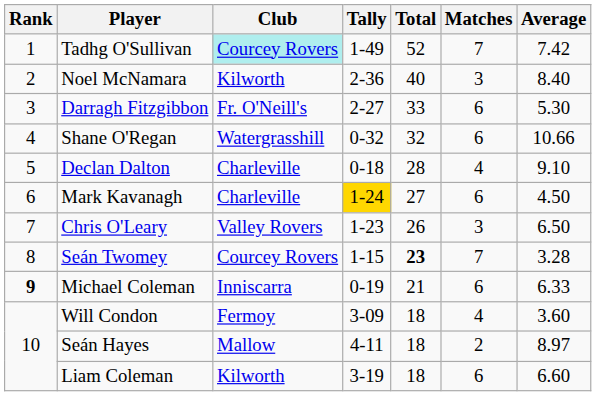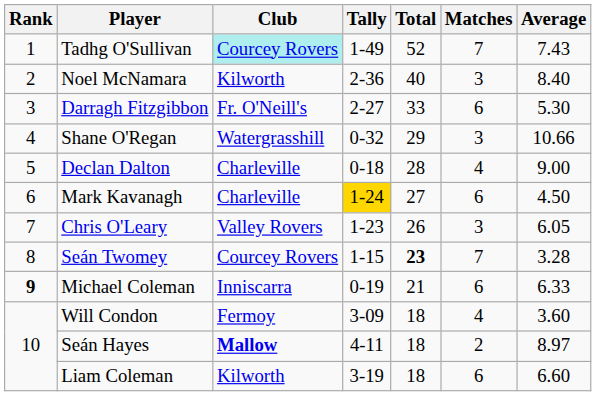(554, 49) 7.42 -> (554, 49) 7.43
(416, 138) 32 -> (416, 138) 29
(479, 138) 6 -> (479, 138) 3
(554, 167) 9.10 -> (554, 167) 9.00
(554, 227) 6.50 -> (554, 227) 6.05
(246, 345) normal -> (247, 345) bold
